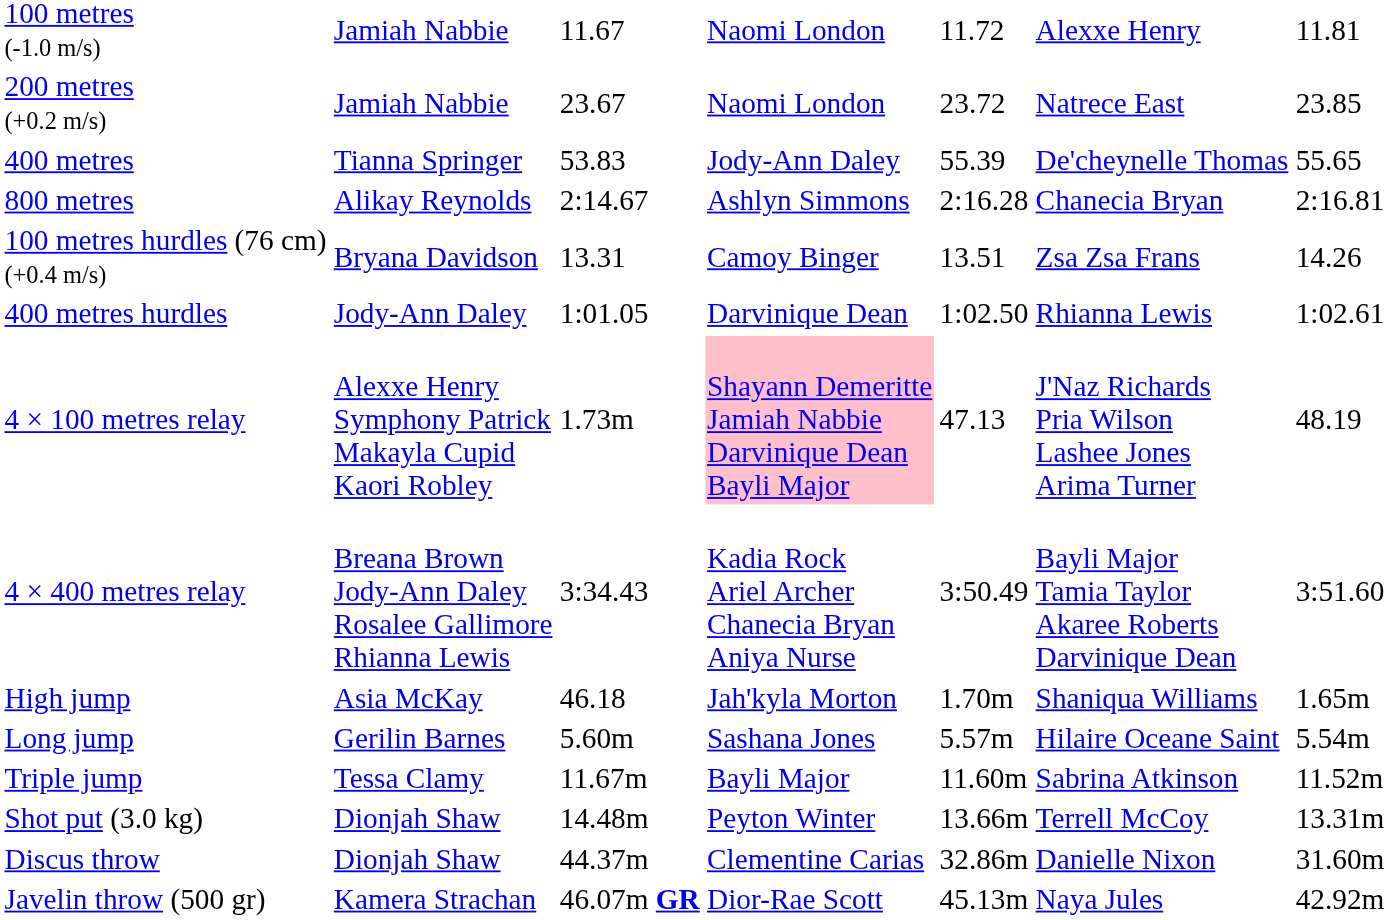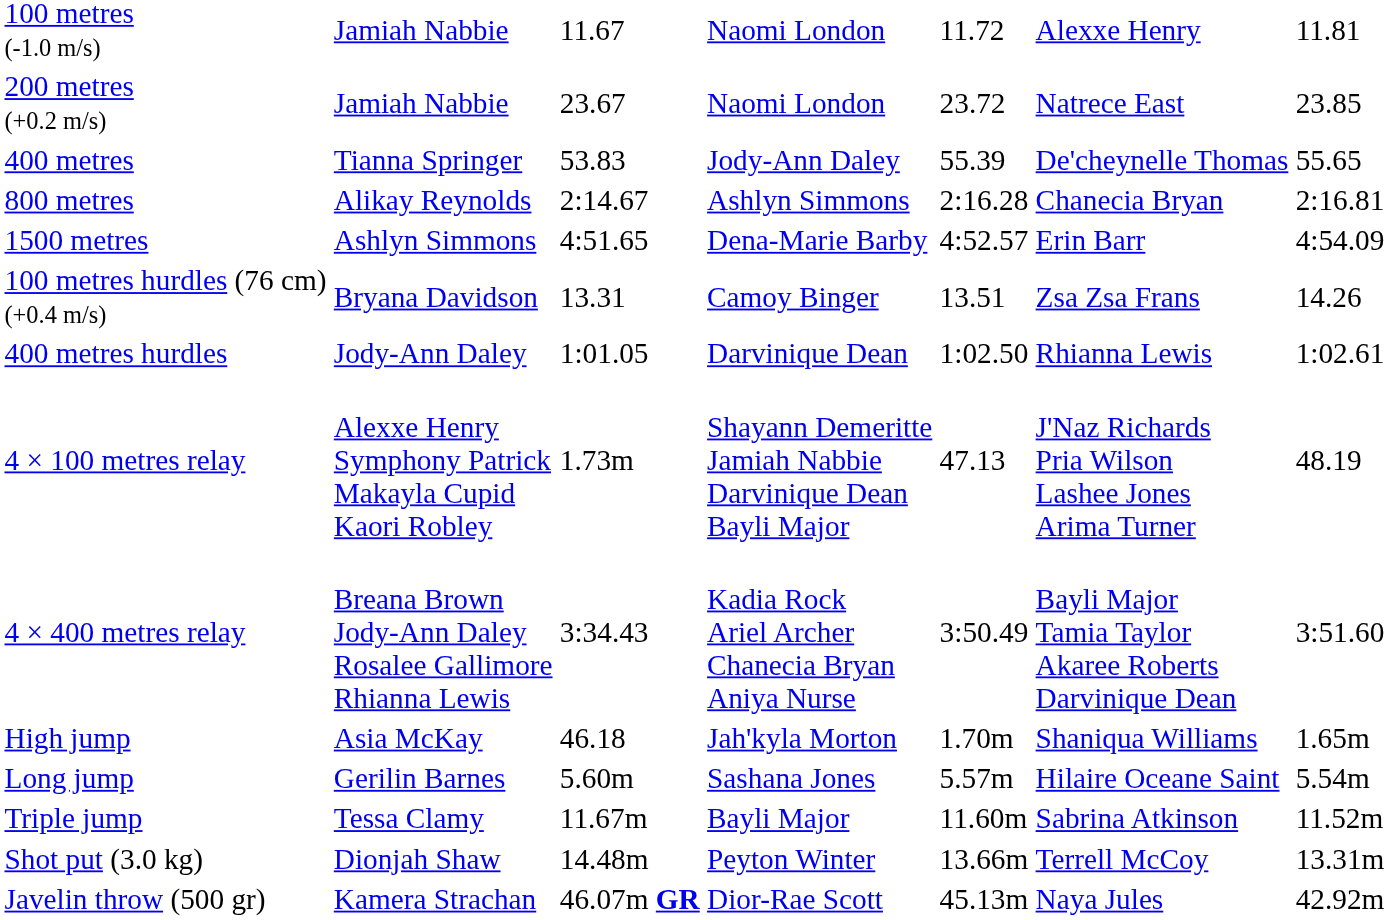+ row: (76, 240)
(820, 436) pink background -> (820, 476) no background
- row: (82, 859)
